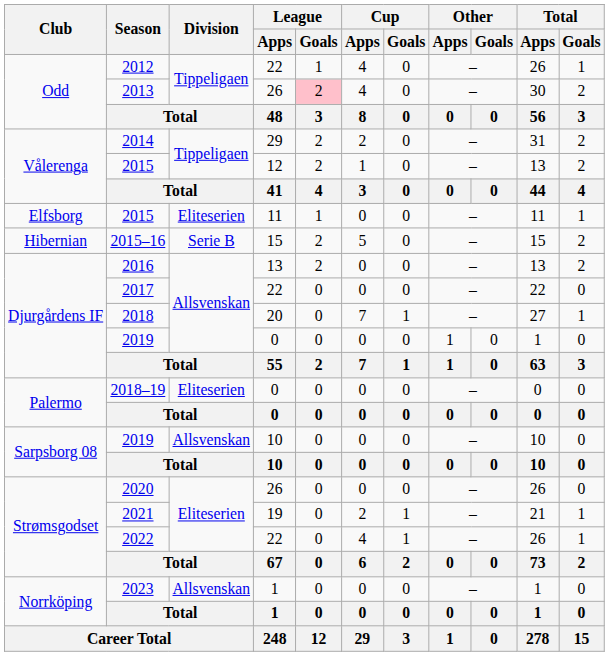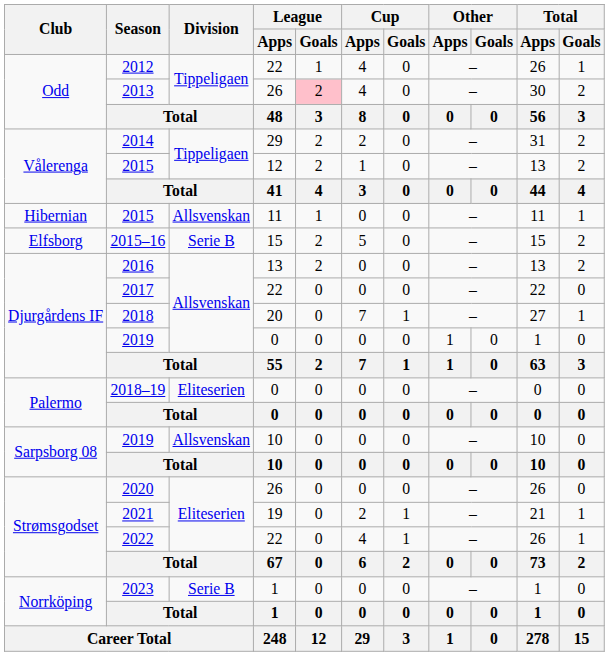(56, 215) Elfsborg -> (56, 215) Hibernian
(211, 215) Eliteserien -> (211, 215) Allsvenskan
(56, 240) Hibernian -> (56, 240) Elfsborg
(211, 588) Allsvenskan -> (211, 588) Serie B
